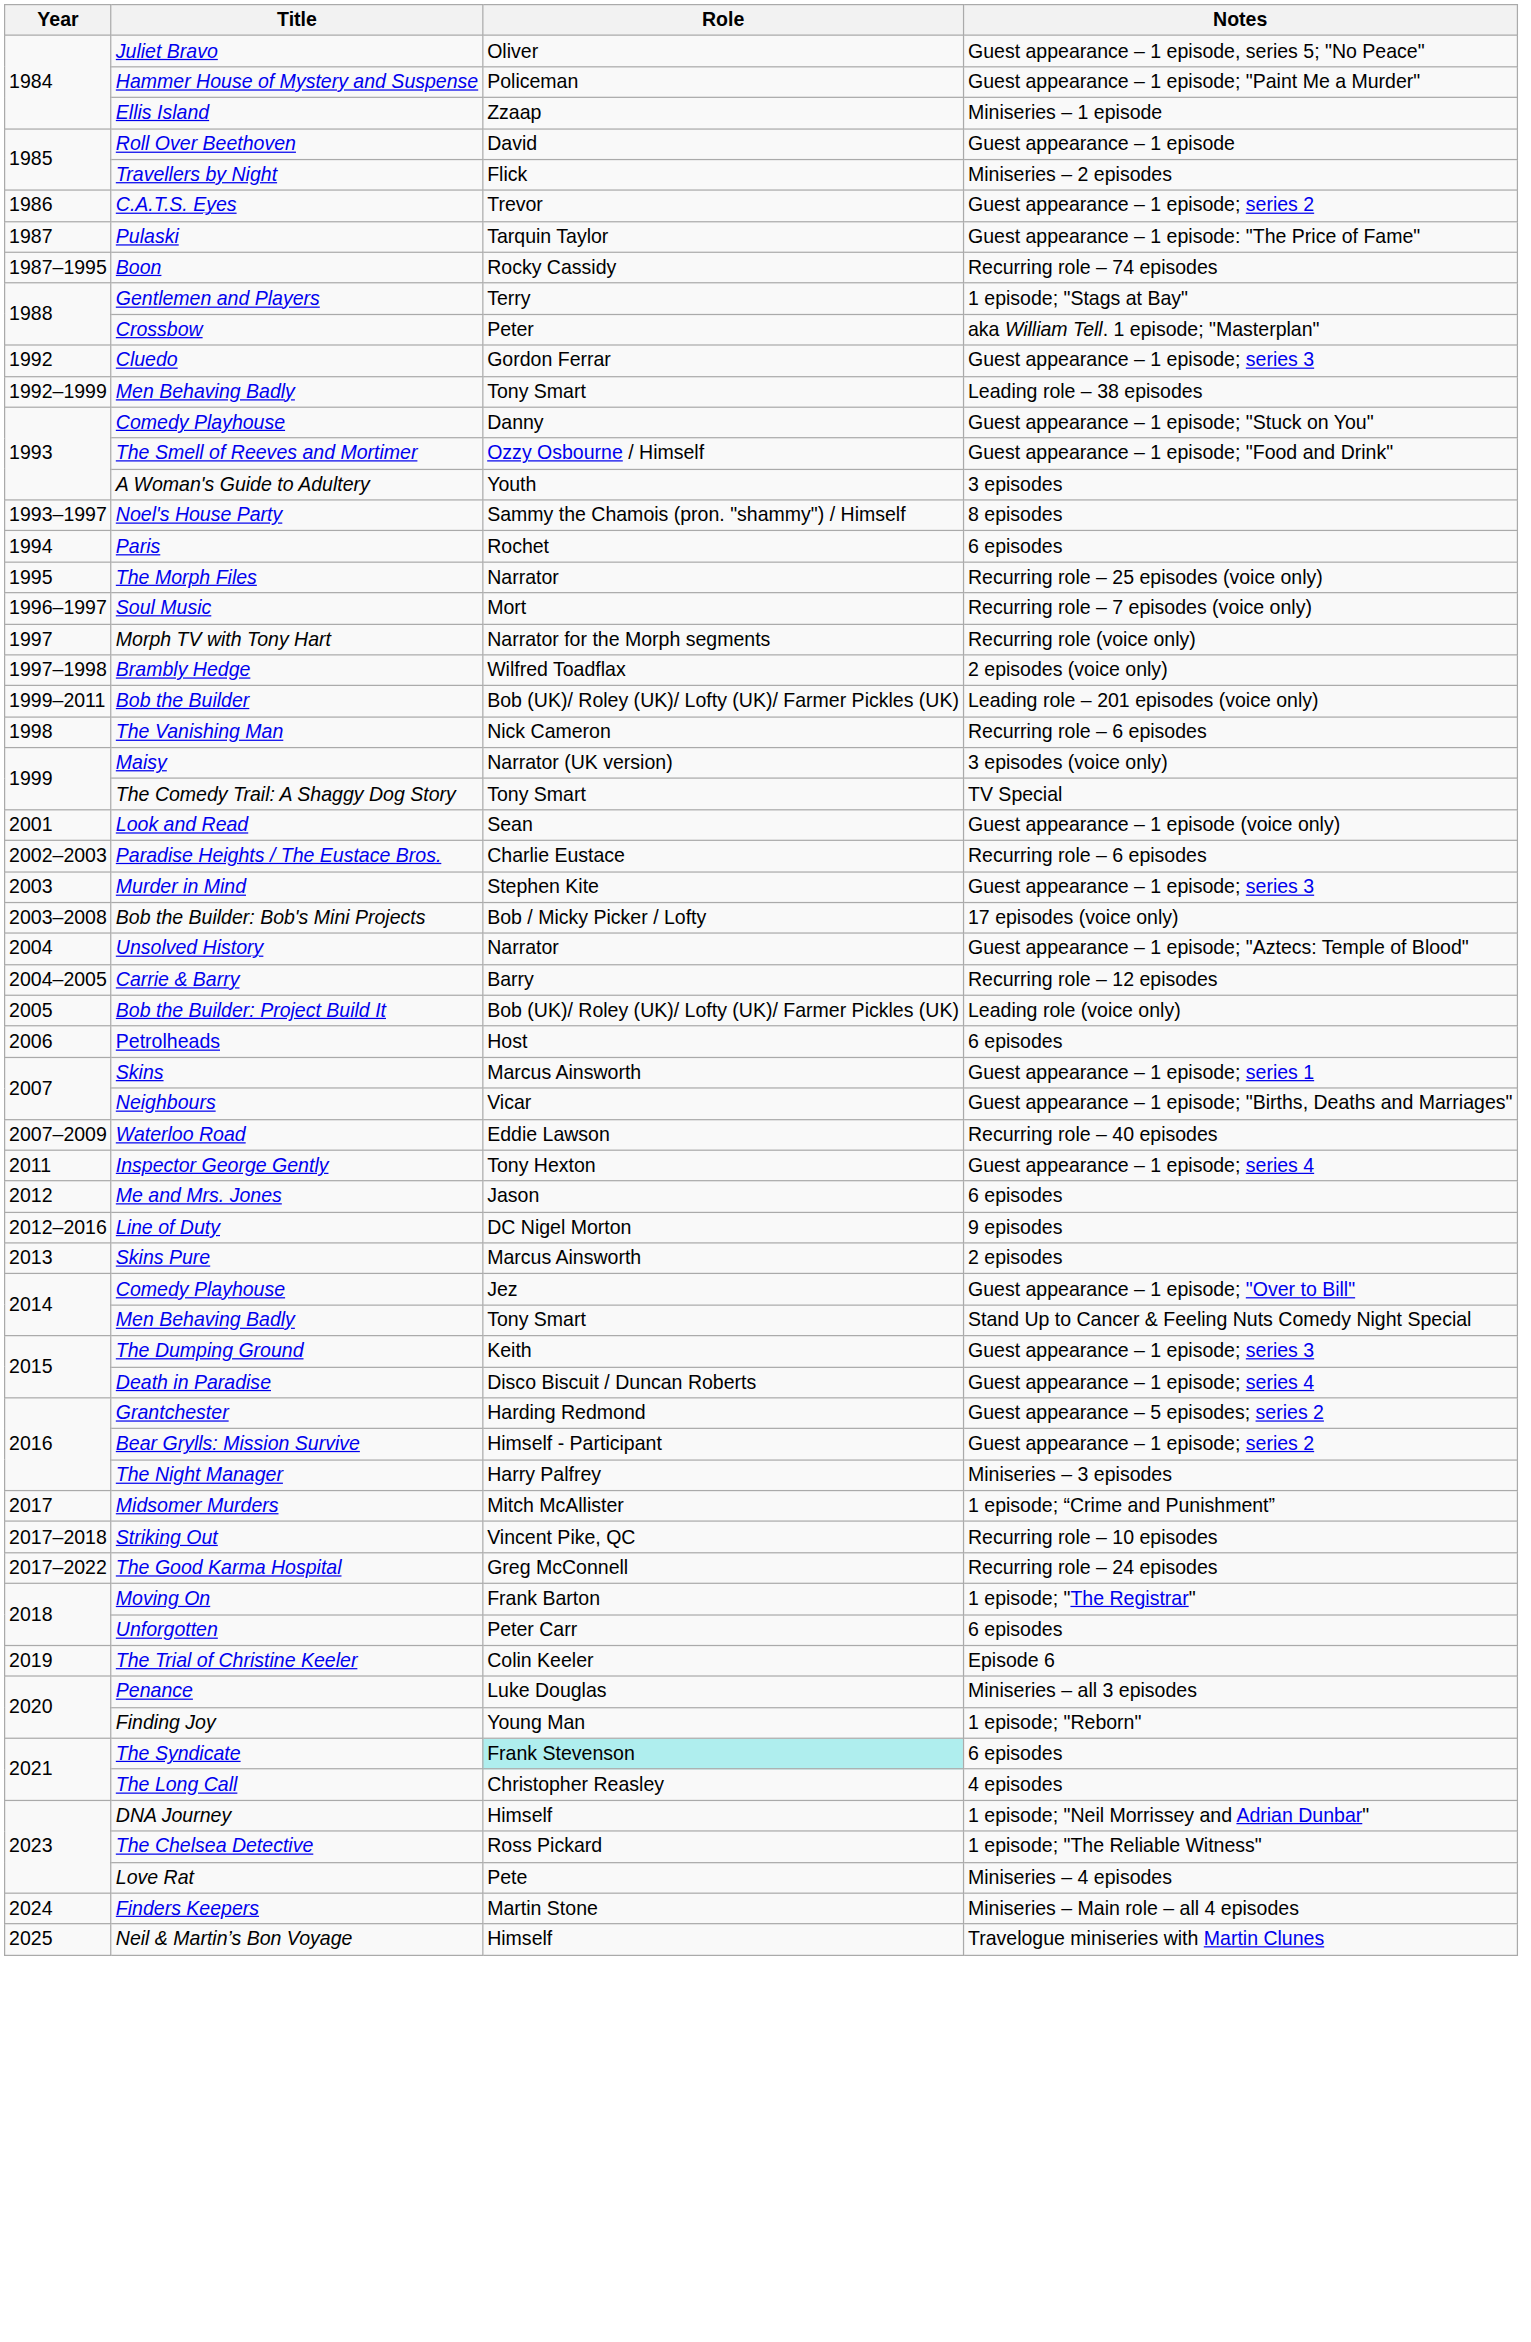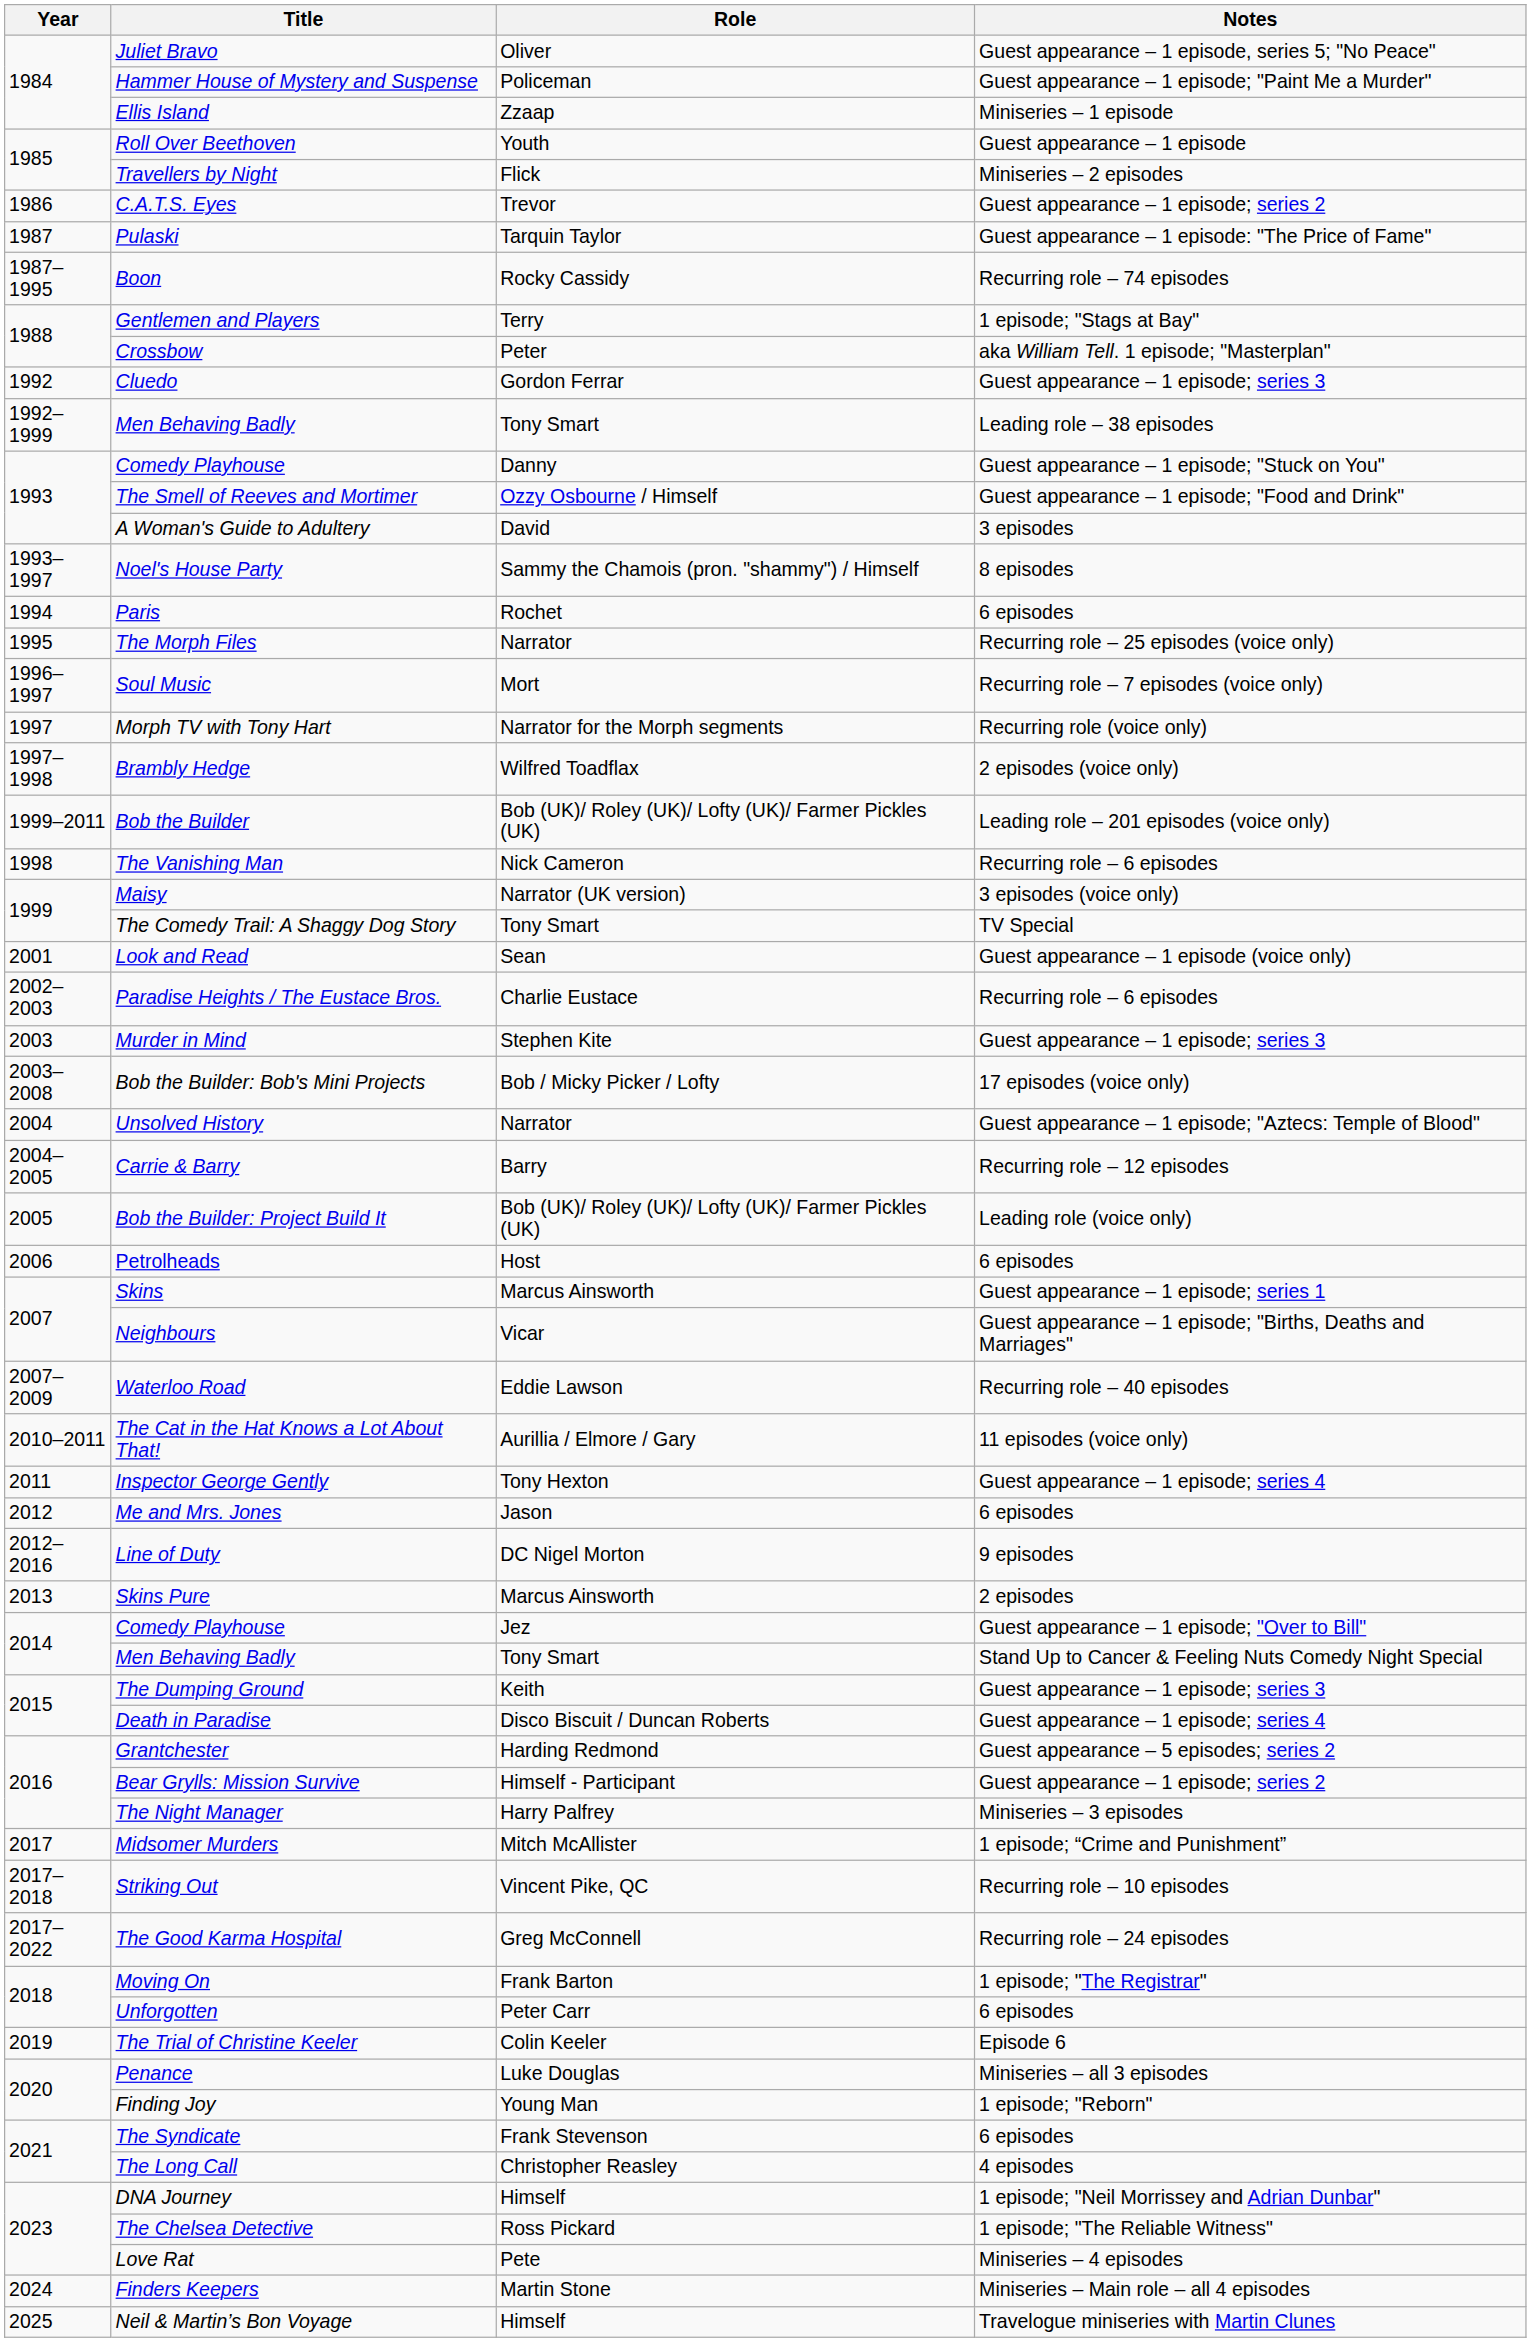(512, 143) David -> (525, 143) Youth
(512, 484) Youth -> (525, 528) David
+ row: (279, 1439)
(561, 1753) paleturquoise background -> (574, 2135) no background
